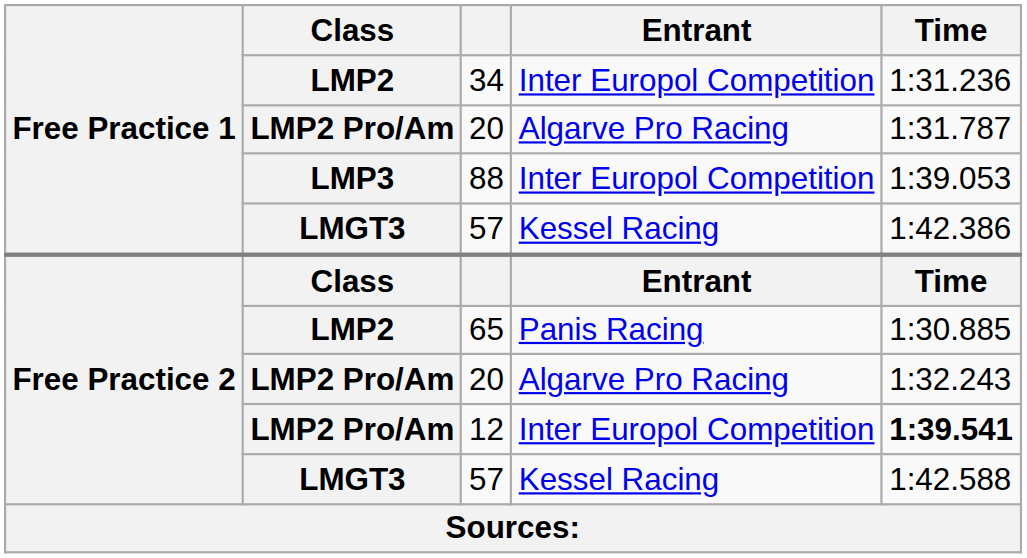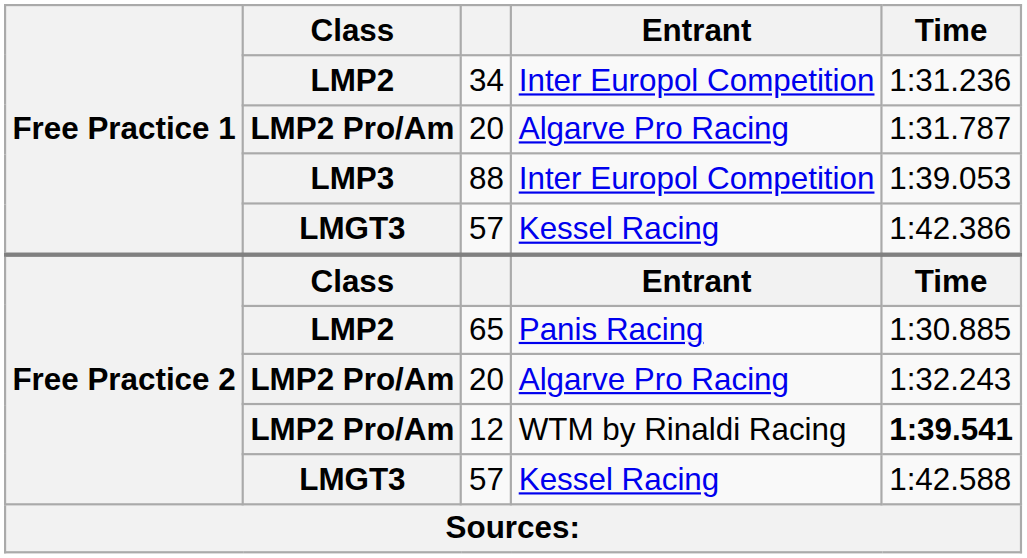(697, 429) Inter Europol Competition -> (683, 429) WTM by Rinaldi Racing
